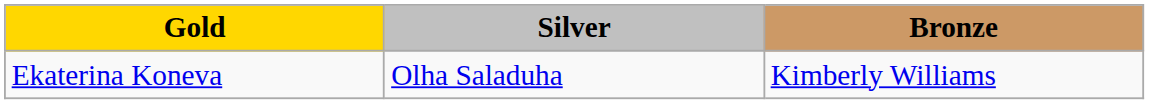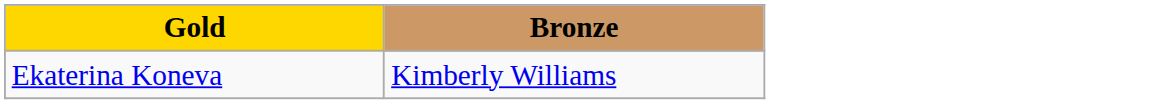- column: (574, 27)
